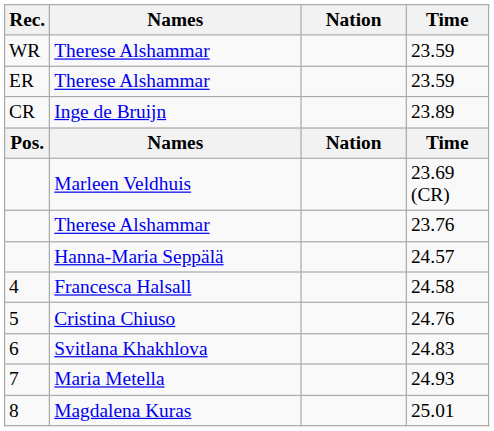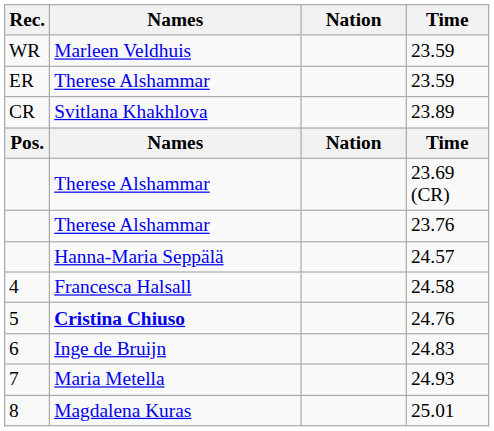(132, 50) Therese Alshammar -> (123, 50) Marleen Veldhuis
(110, 111) Inge de Bruijn -> (131, 111) Svitlana Khakhlova
(123, 184) Marleen Veldhuis -> (132, 184) Therese Alshammar
(115, 317) normal -> (120, 317) bold
(131, 348) Svitlana Khakhlova -> (110, 348) Inge de Bruijn
